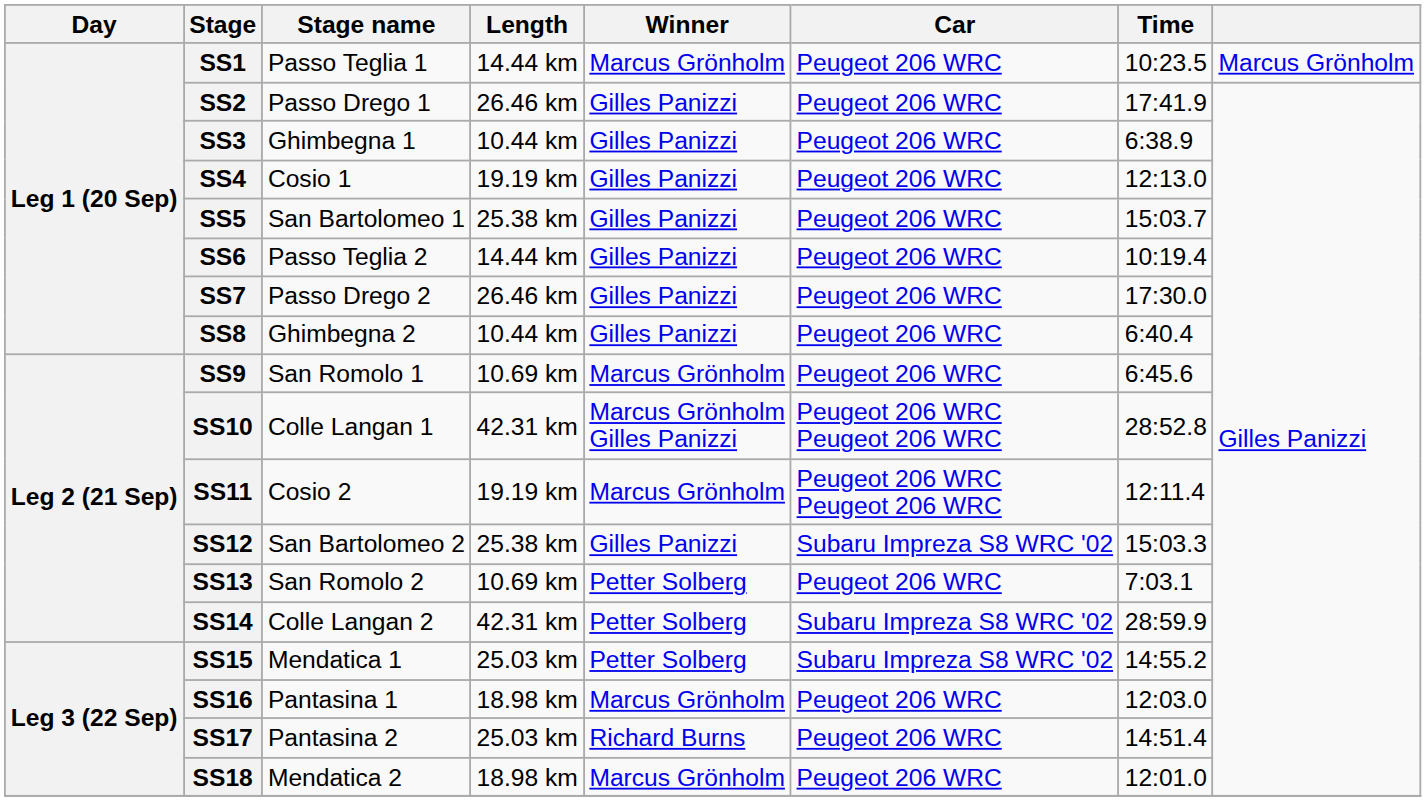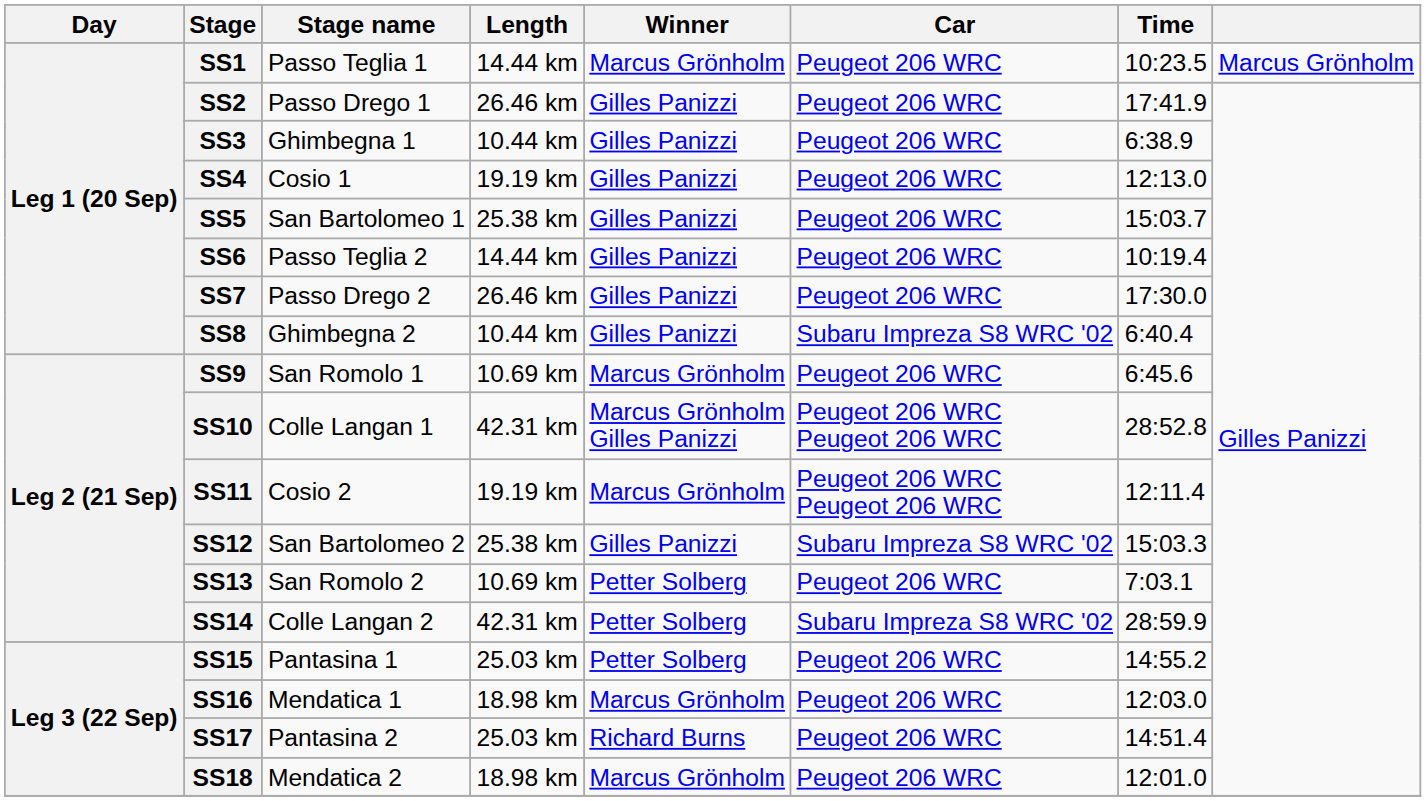(899, 334) Peugeot 206 WRC -> (955, 334) Subaru Impreza S8 WRC '02
(335, 660) Mendatica 1 -> (333, 660) Pantasina 1
(955, 660) Subaru Impreza S8 WRC '02 -> (899, 660) Peugeot 206 WRC
(333, 699) Pantasina 1 -> (335, 699) Mendatica 1
